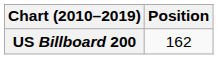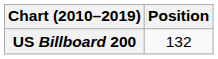(179, 41) 162 -> (179, 41) 132
